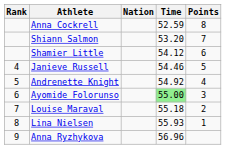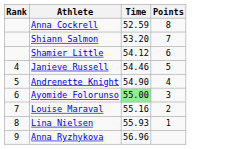- column: (139, 11)
(171, 81) 54.92 -> (136, 81) 54.90
(171, 109) 55.18 -> (136, 109) 55.16
